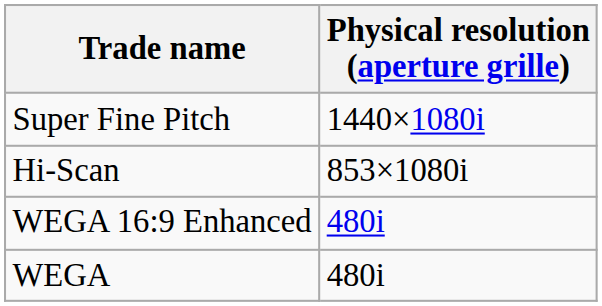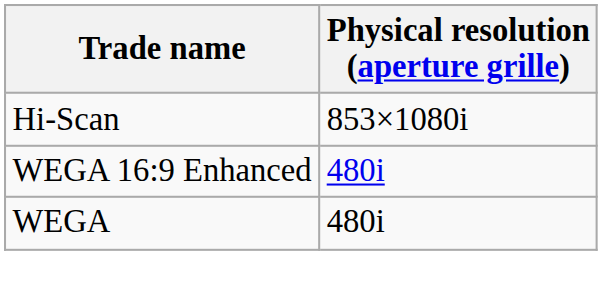- row: (121, 118)
